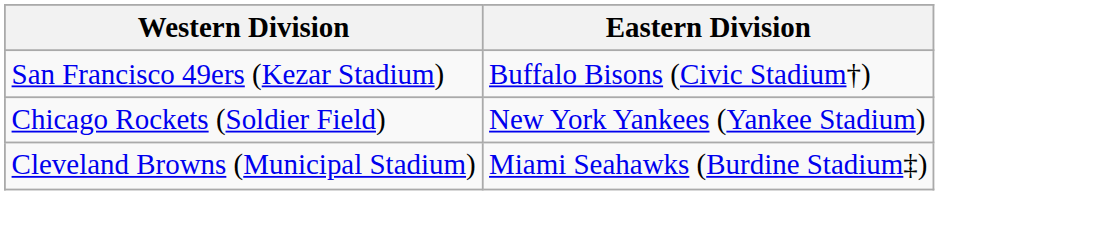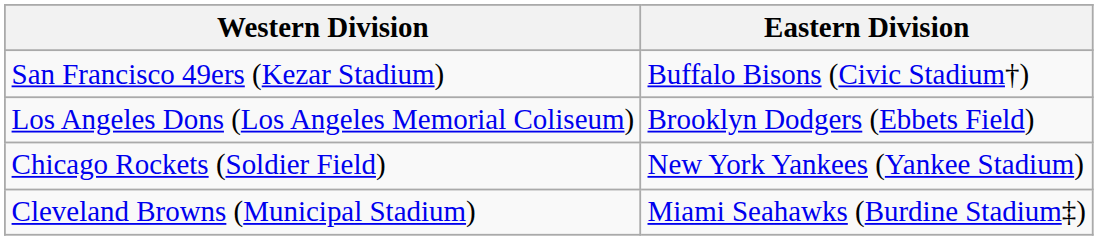+ row: (323, 119)
